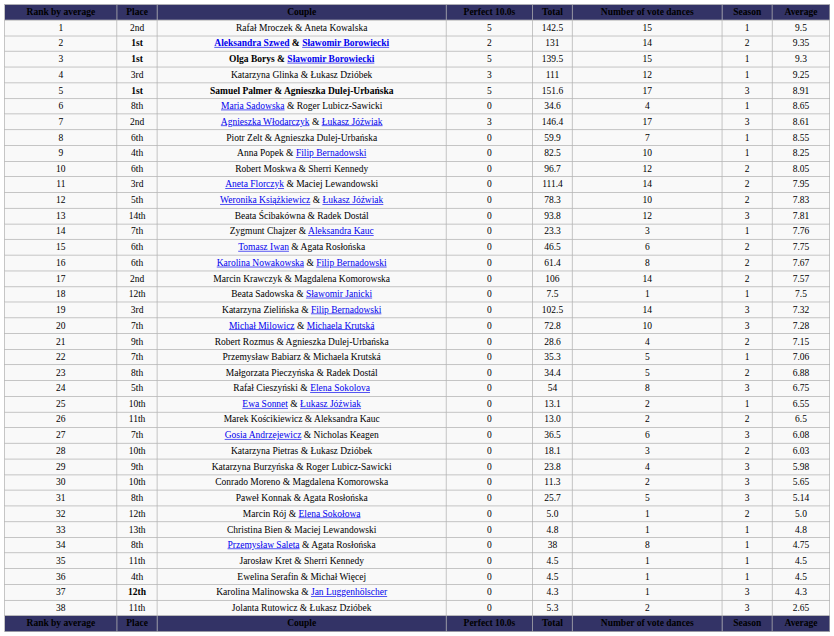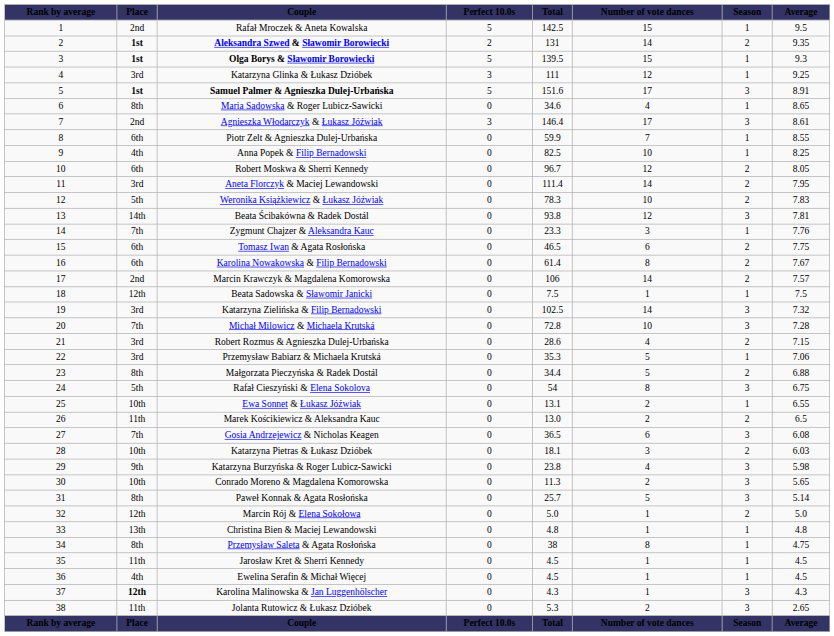(137, 341) 9th -> (137, 341) 3rd
(137, 357) 7th -> (137, 357) 3rd
